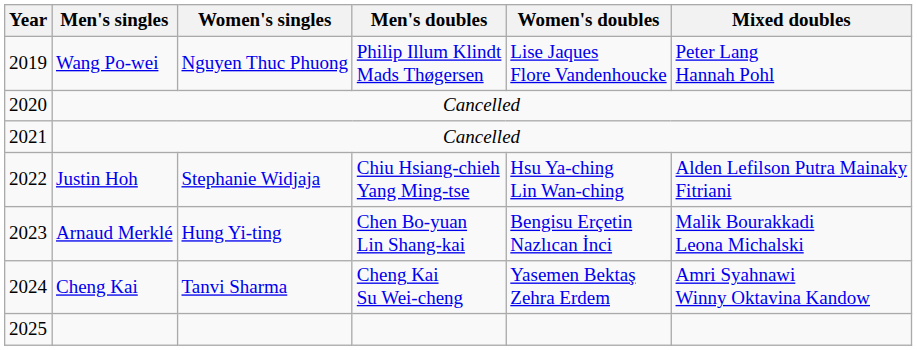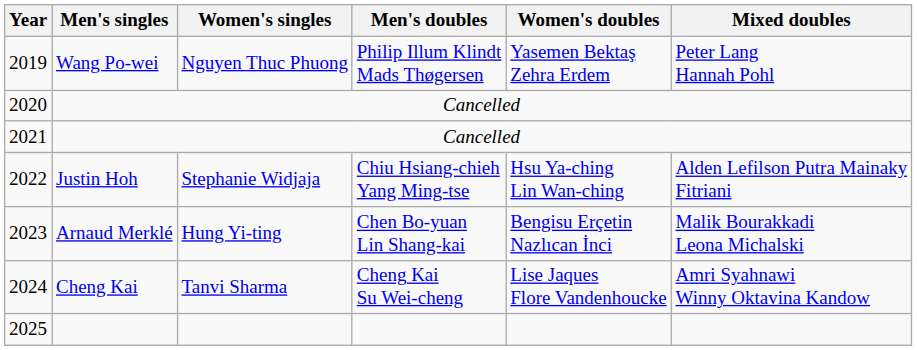(588, 63) Lise Jaques Flore Vandenhoucke -> (573, 63) Yasemen Bektaş Zehra Erdem
(573, 287) Yasemen Bektaş Zehra Erdem -> (588, 287) Lise Jaques Flore Vandenhoucke
